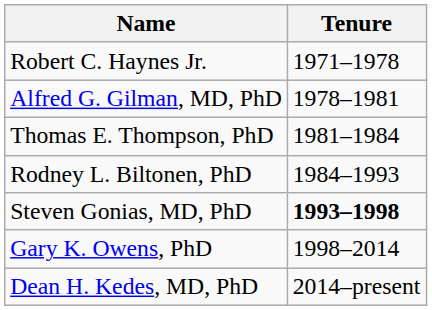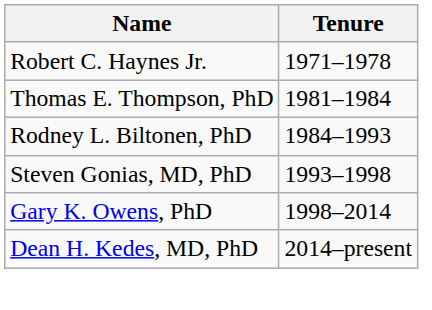- row: (146, 98)
(346, 211) bold -> (338, 173) normal
